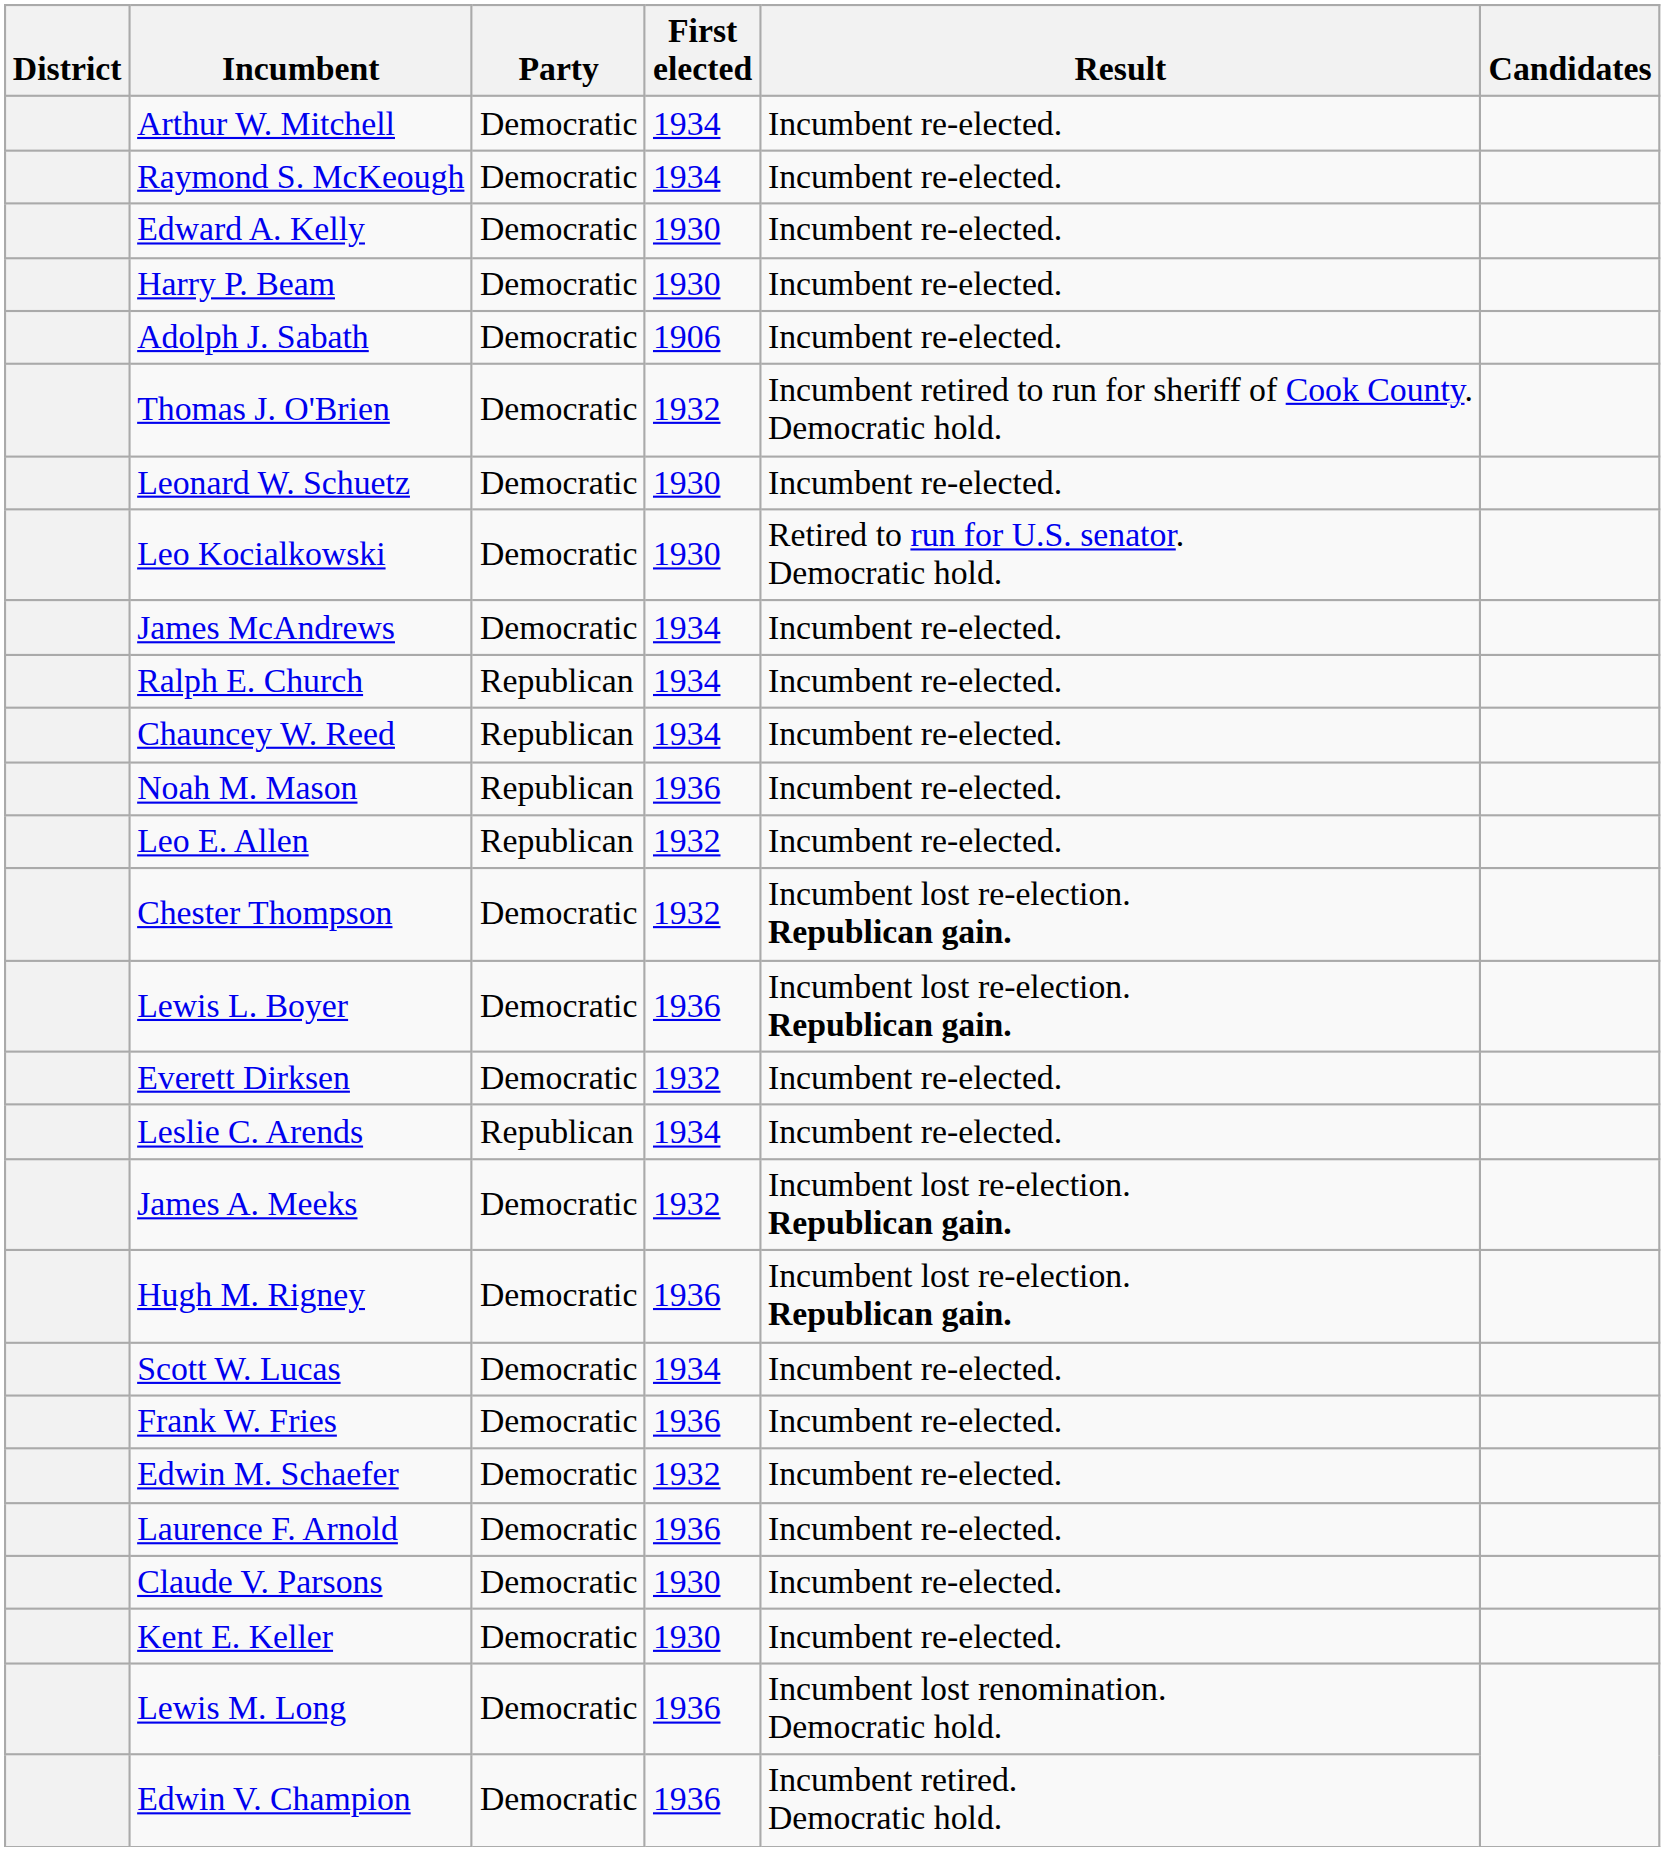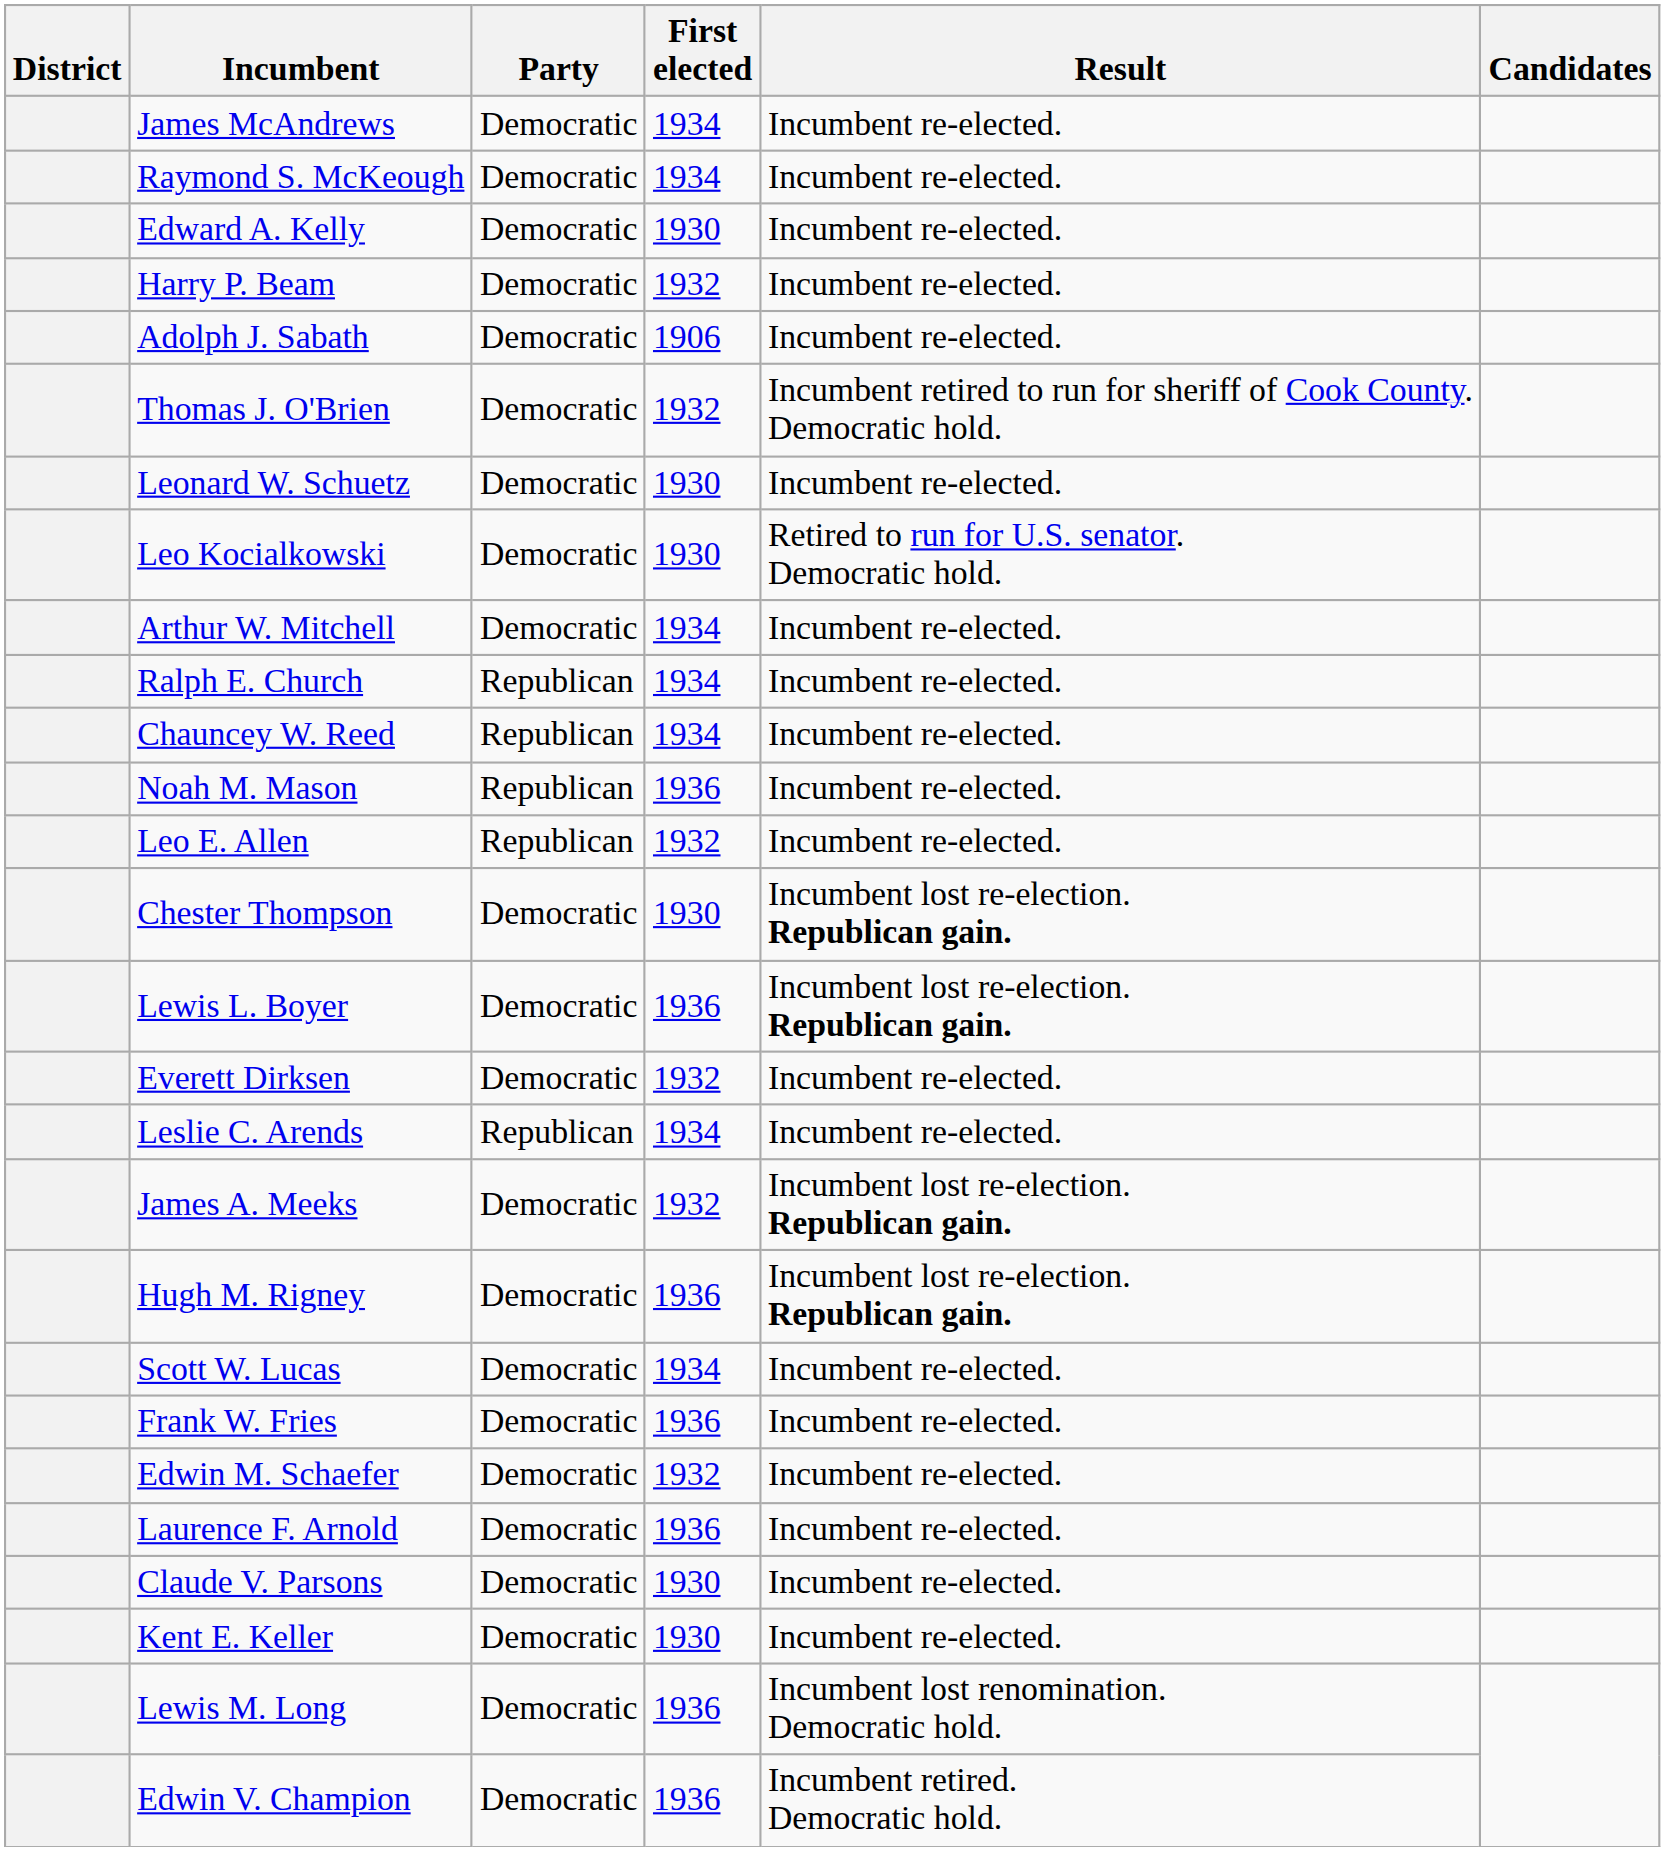rows swapped: (266, 122) <-> (266, 627)
(687, 283) 1930 -> (687, 283) 1932
(687, 913) 1932 -> (687, 913) 1930
